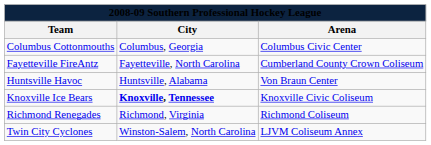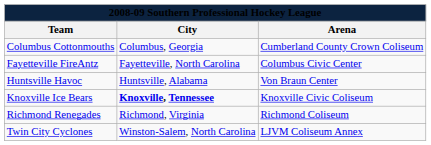(311, 47) Columbus Civic Center -> (342, 47) Cumberland County Crown Coliseum
(342, 64) Cumberland County Crown Coliseum -> (311, 64) Columbus Civic Center
